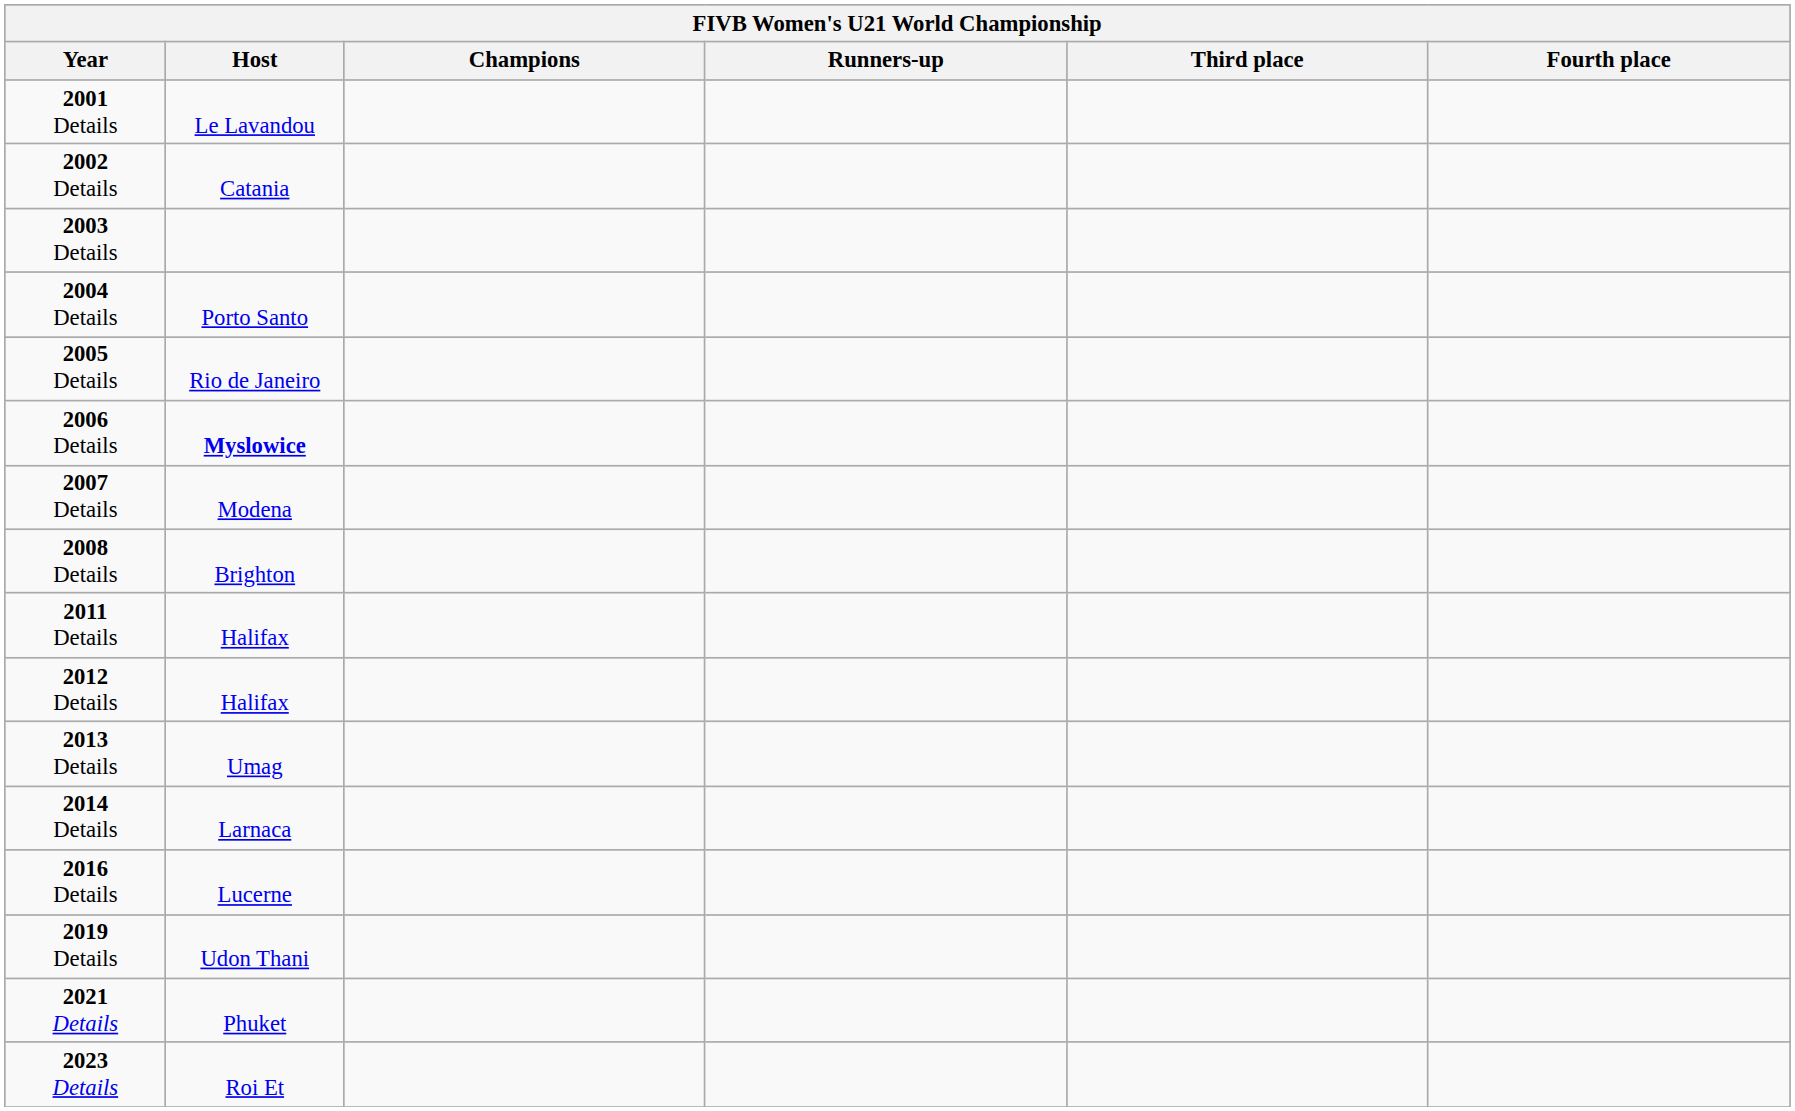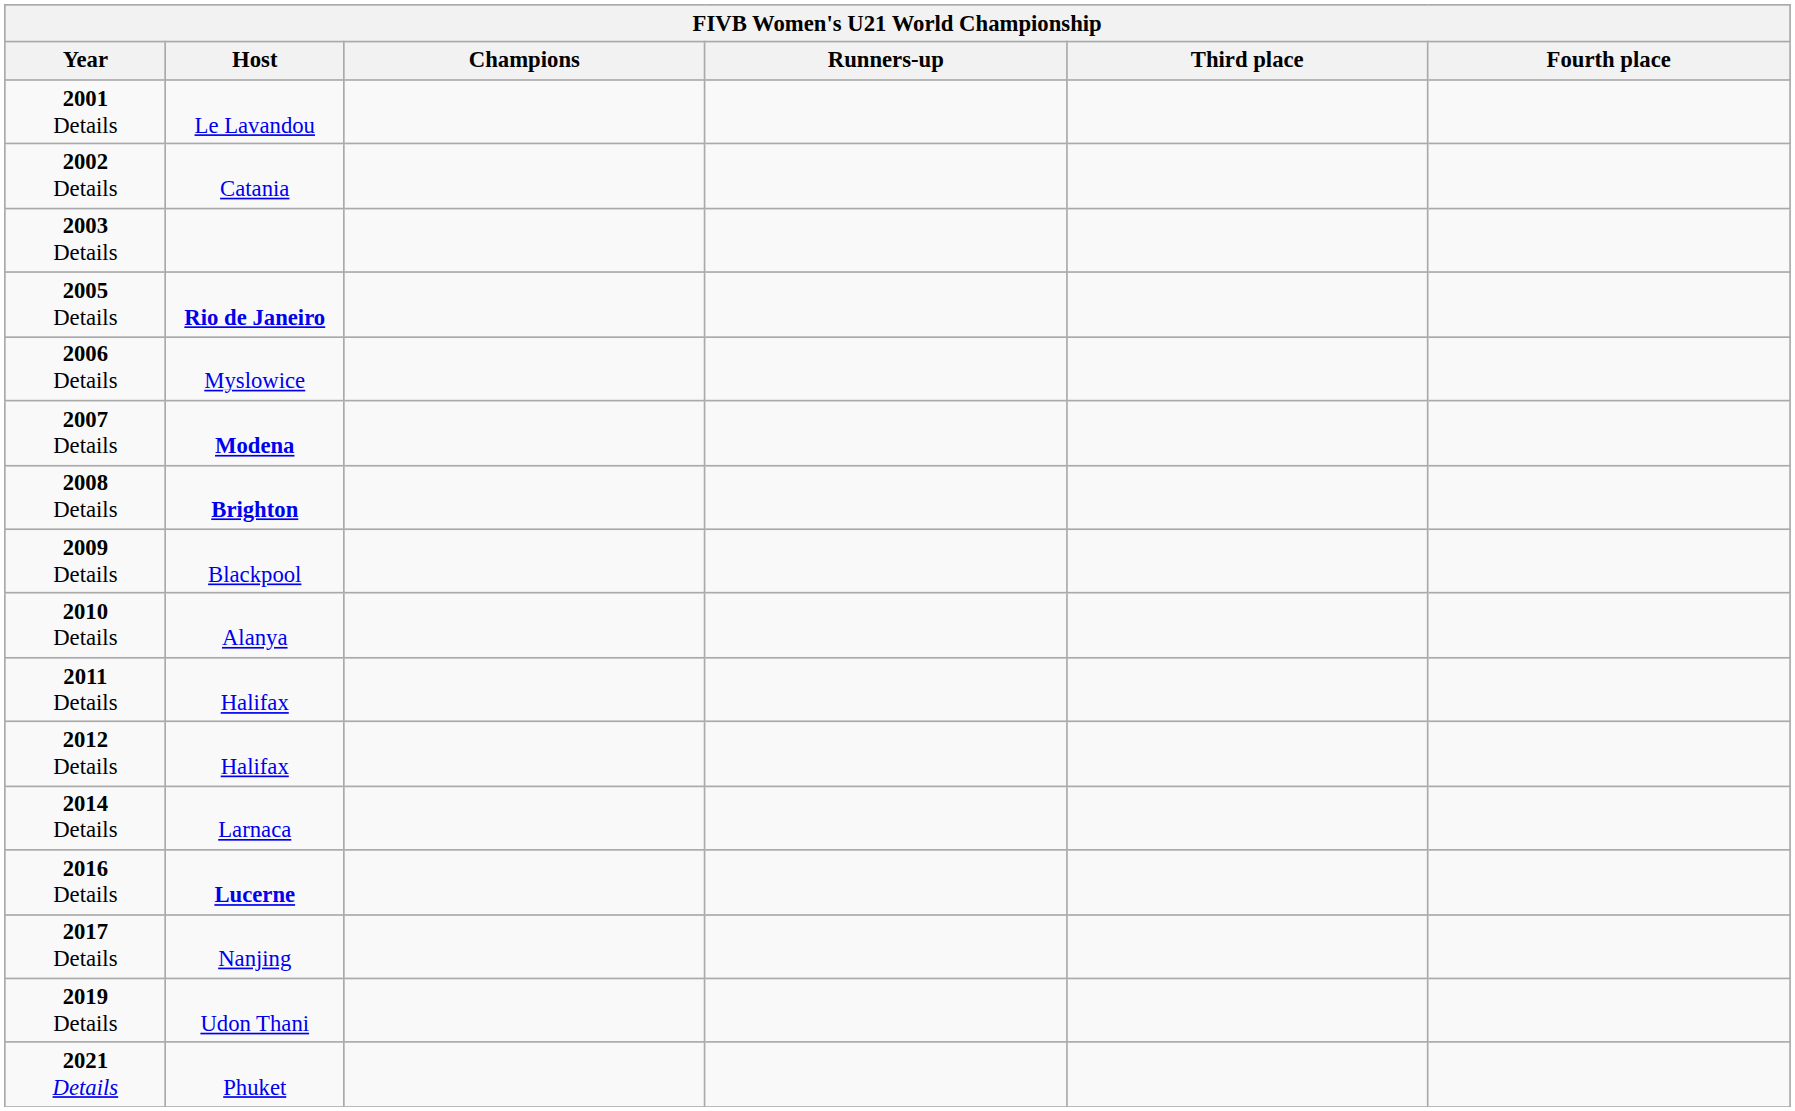- row: (85, 303)
(255, 381) normal -> (255, 317) bold
(255, 445) bold -> (255, 381) normal
(255, 509) normal -> (255, 445) bold
(255, 573) normal -> (255, 509) bold
+ row: (85, 560)
+ row: (85, 624)
- row: (85, 753)
(255, 894) normal -> (255, 894) bold
+ row: (85, 945)
- row: (85, 1073)
